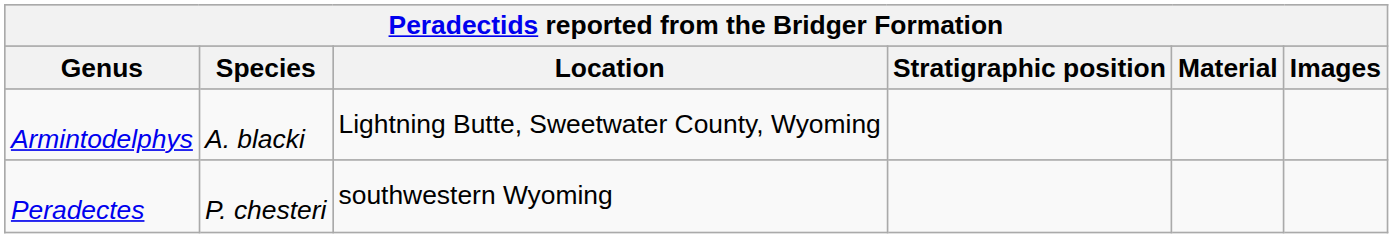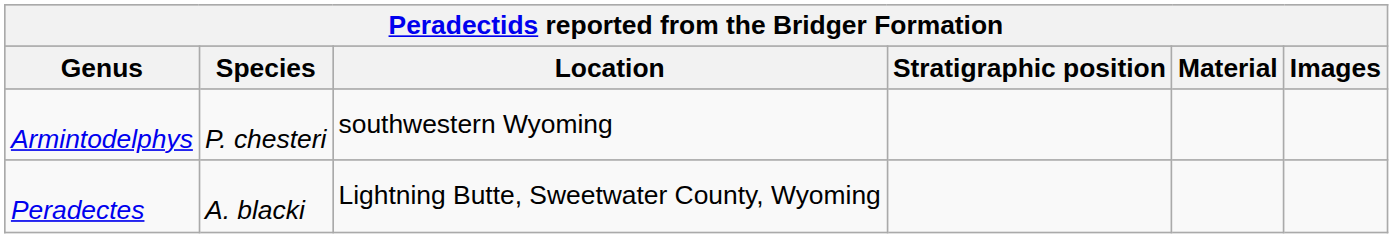(255, 138) A. blacki -> (266, 138) P. chesteri
(610, 124) Lightning Butte, Sweetwater County, Wyoming -> (476, 124) southwestern Wyoming
(266, 210) P. chesteri -> (255, 210) A. blacki
(476, 195) southwestern Wyoming -> (610, 195) Lightning Butte, Sweetwater County, Wyoming
